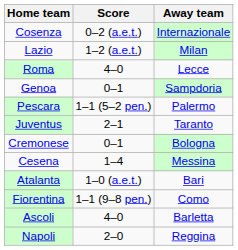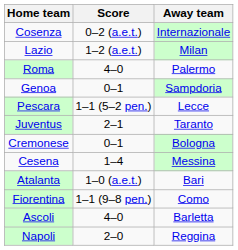(193, 69) Lecce -> (193, 69) Palermo
(193, 106) Palermo -> (193, 106) Lecce
